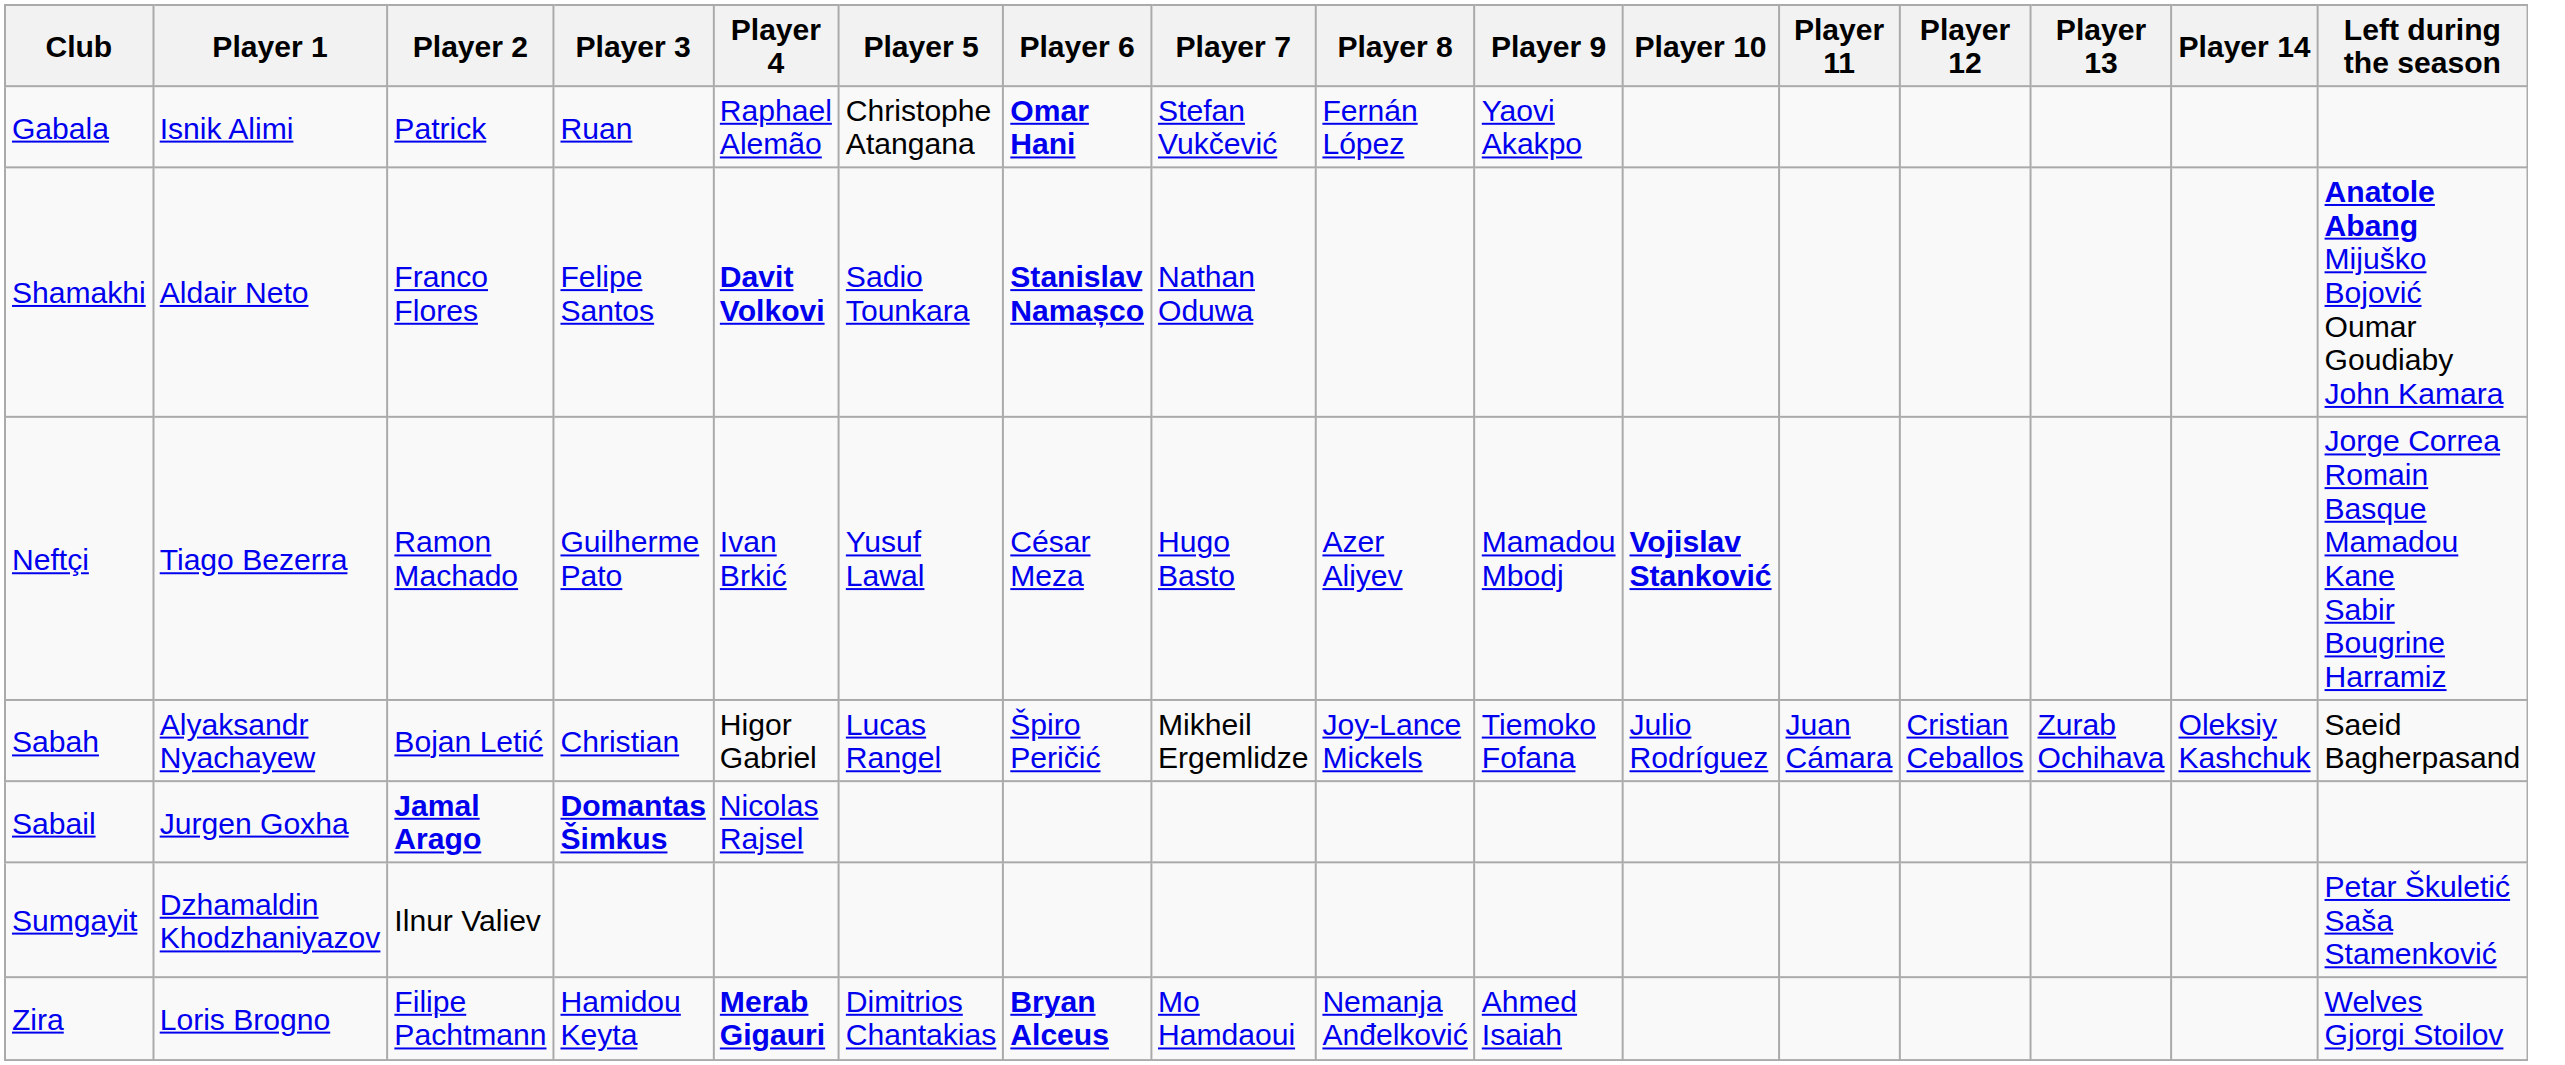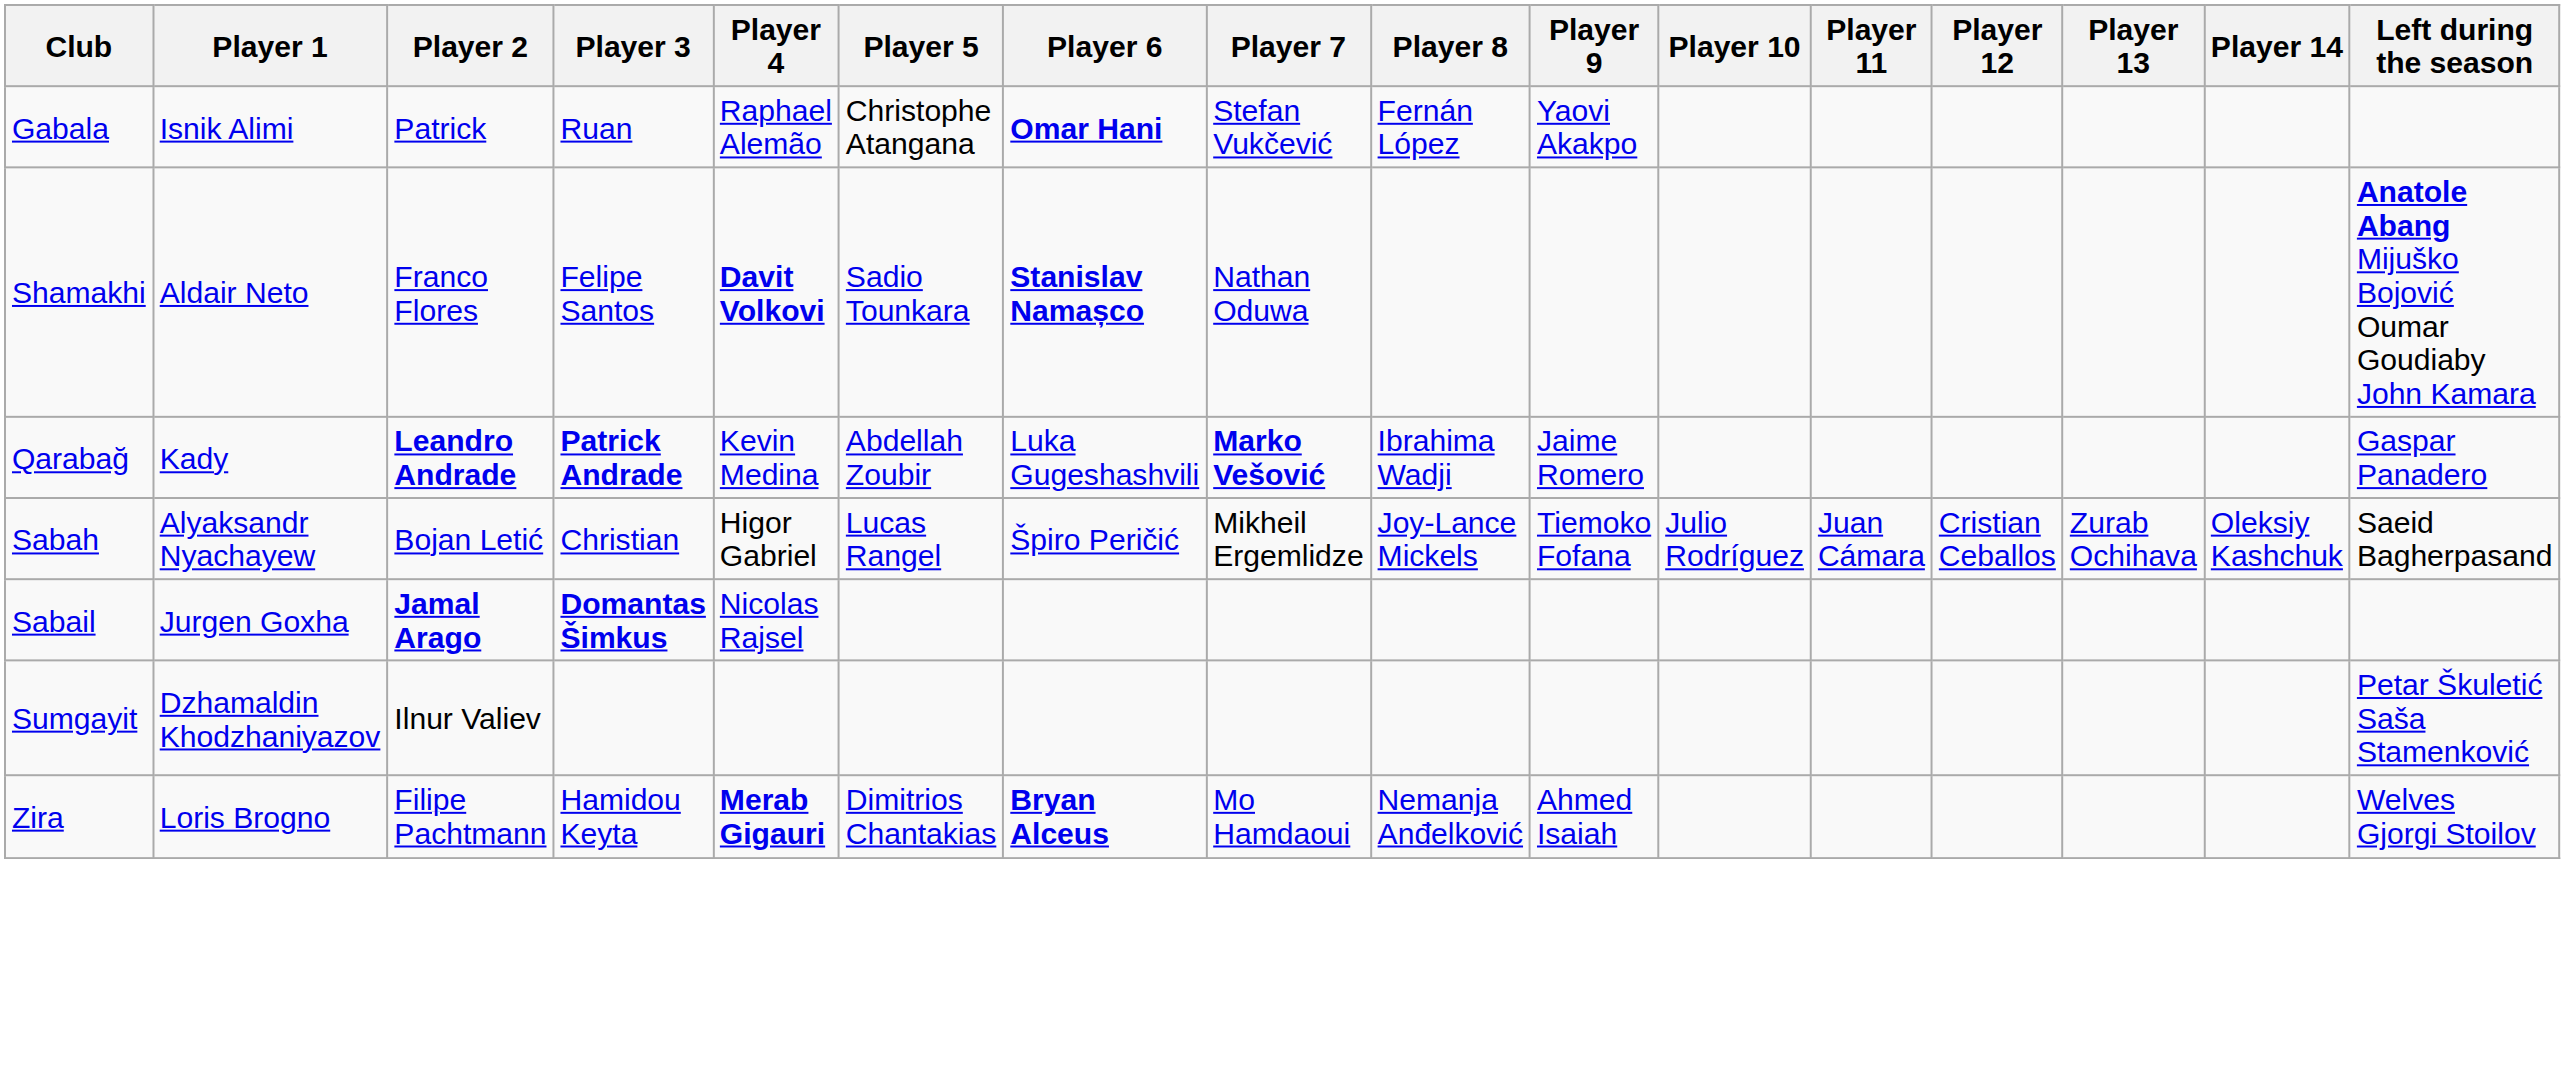- row: (50, 559)
+ row: (71, 458)
